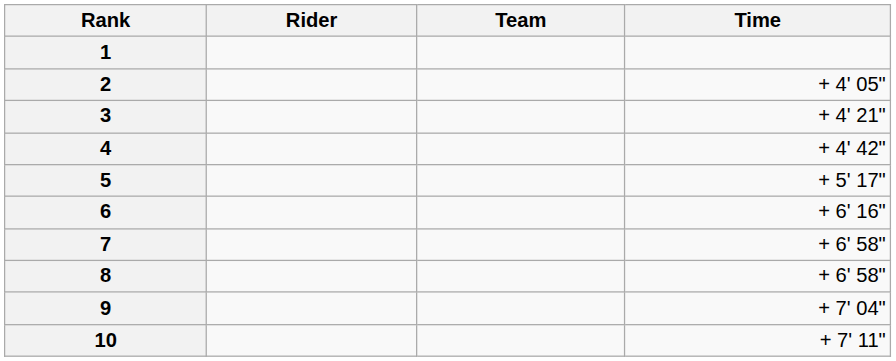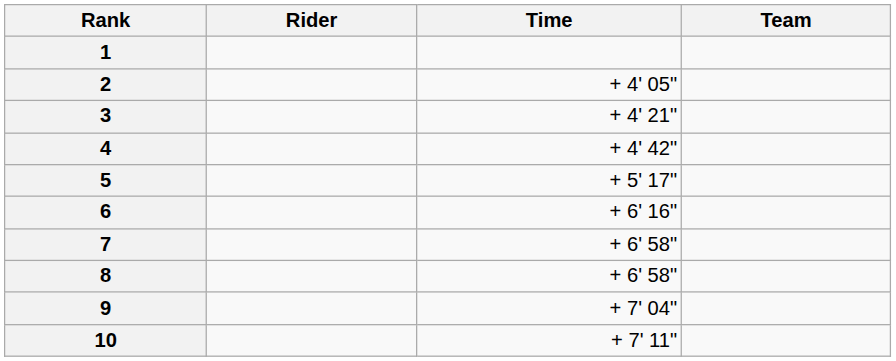columns swapped: (521, 20) <-> (758, 20)
